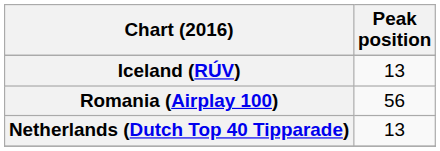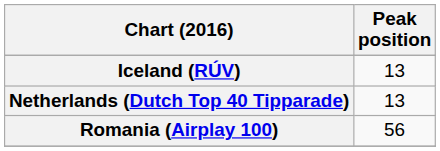rows swapped: (179, 130) <-> (179, 100)
